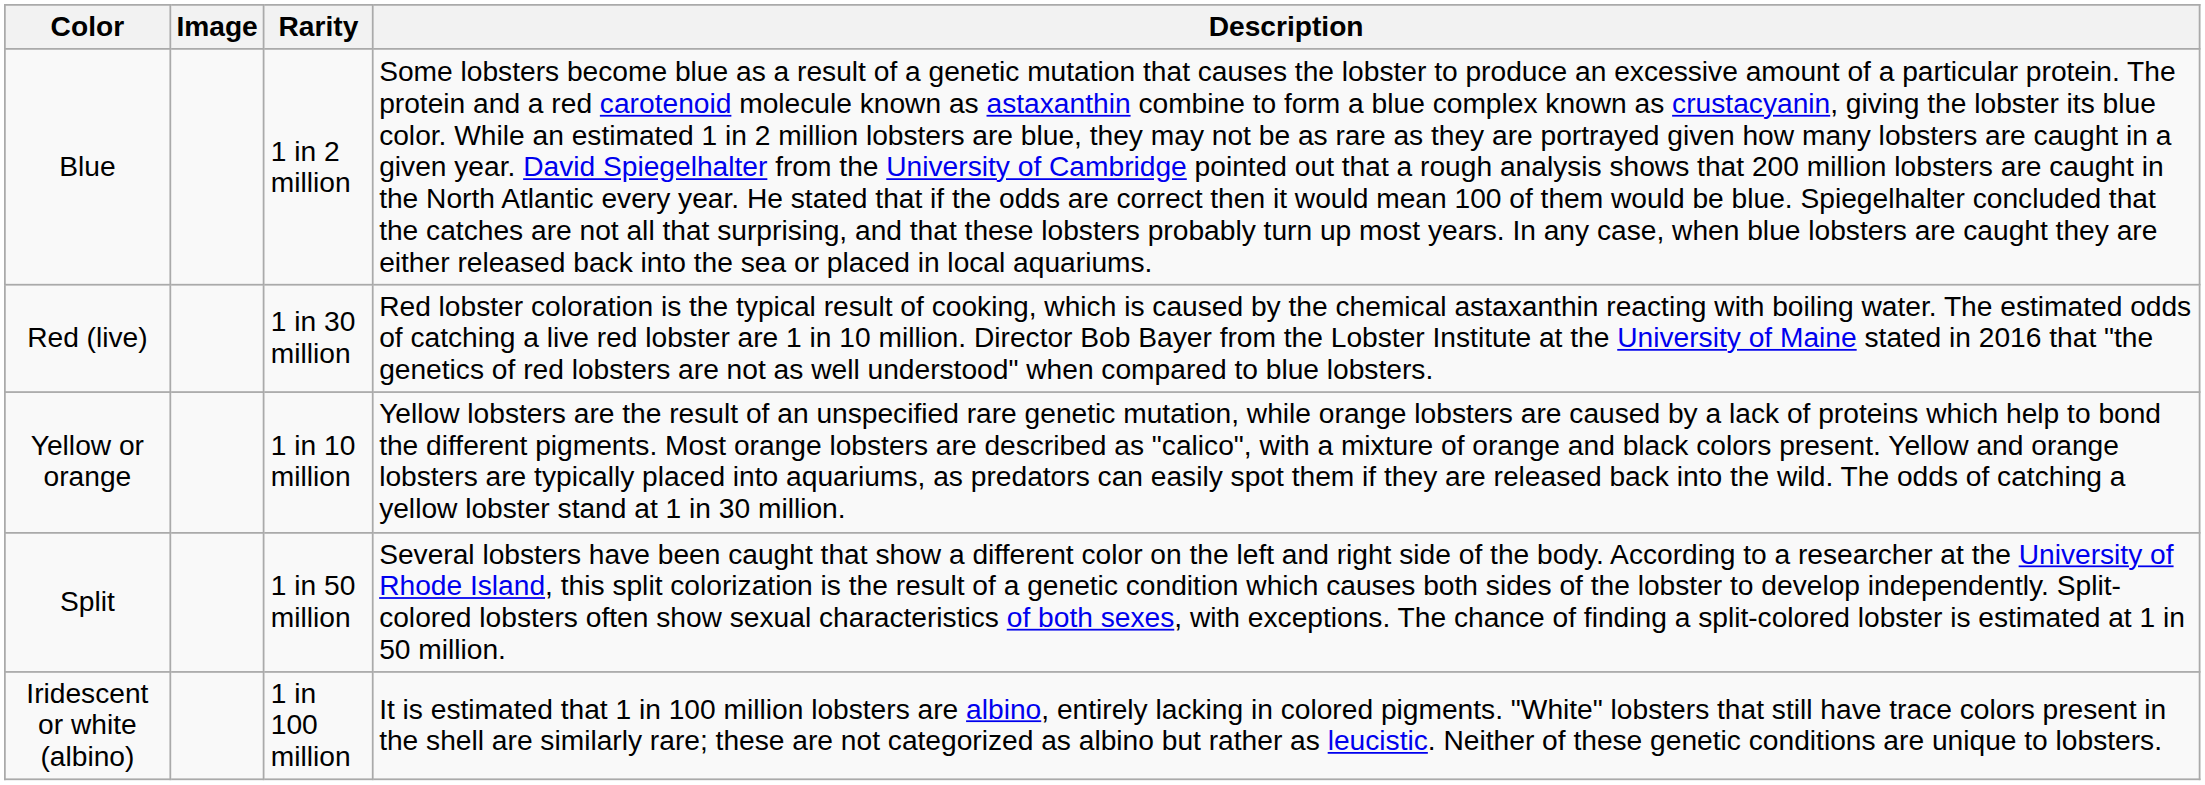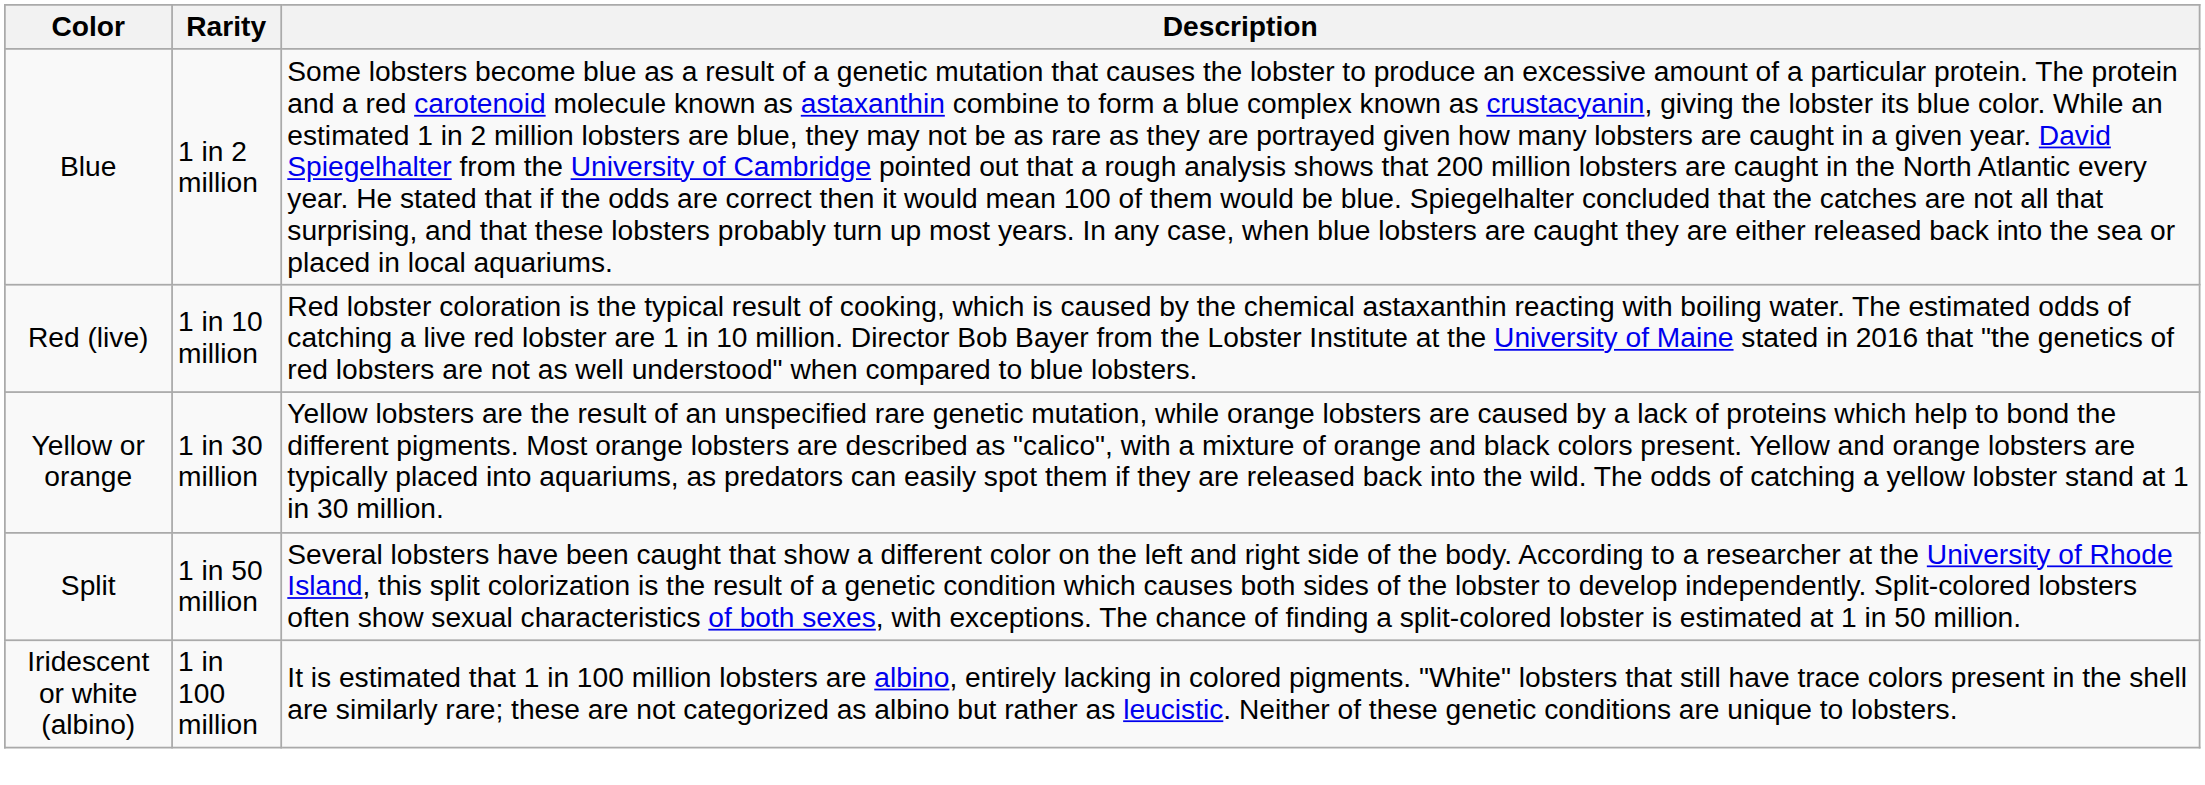- column: (217, 26)
(313, 337) 1 in 30 million -> (220, 337) 1 in 10 million
(313, 461) 1 in 10 million -> (220, 461) 1 in 30 million
